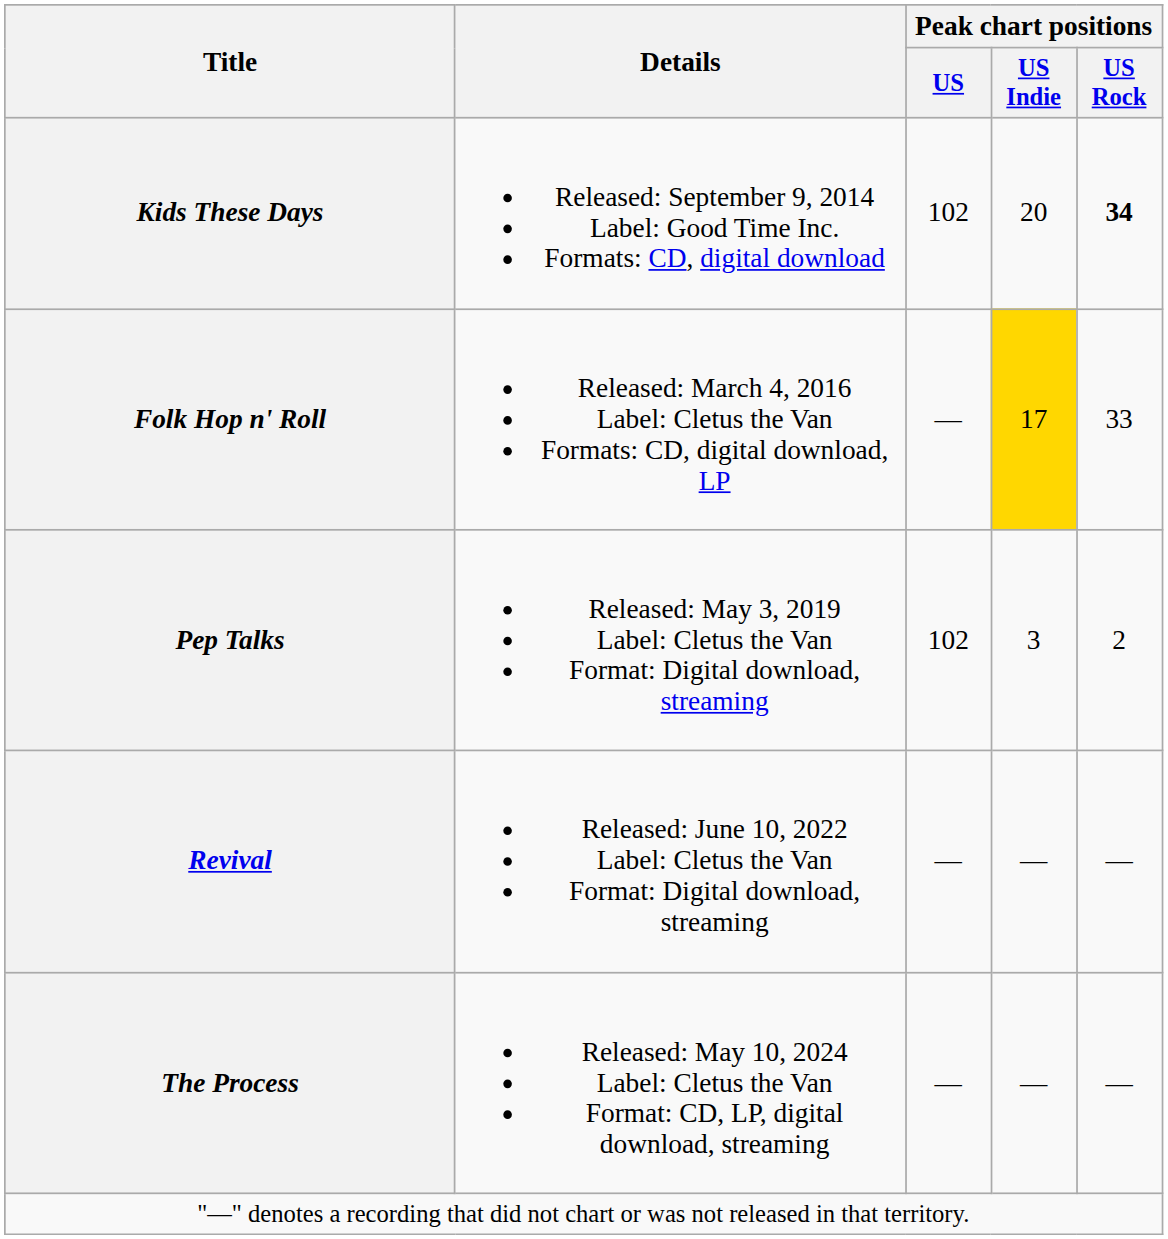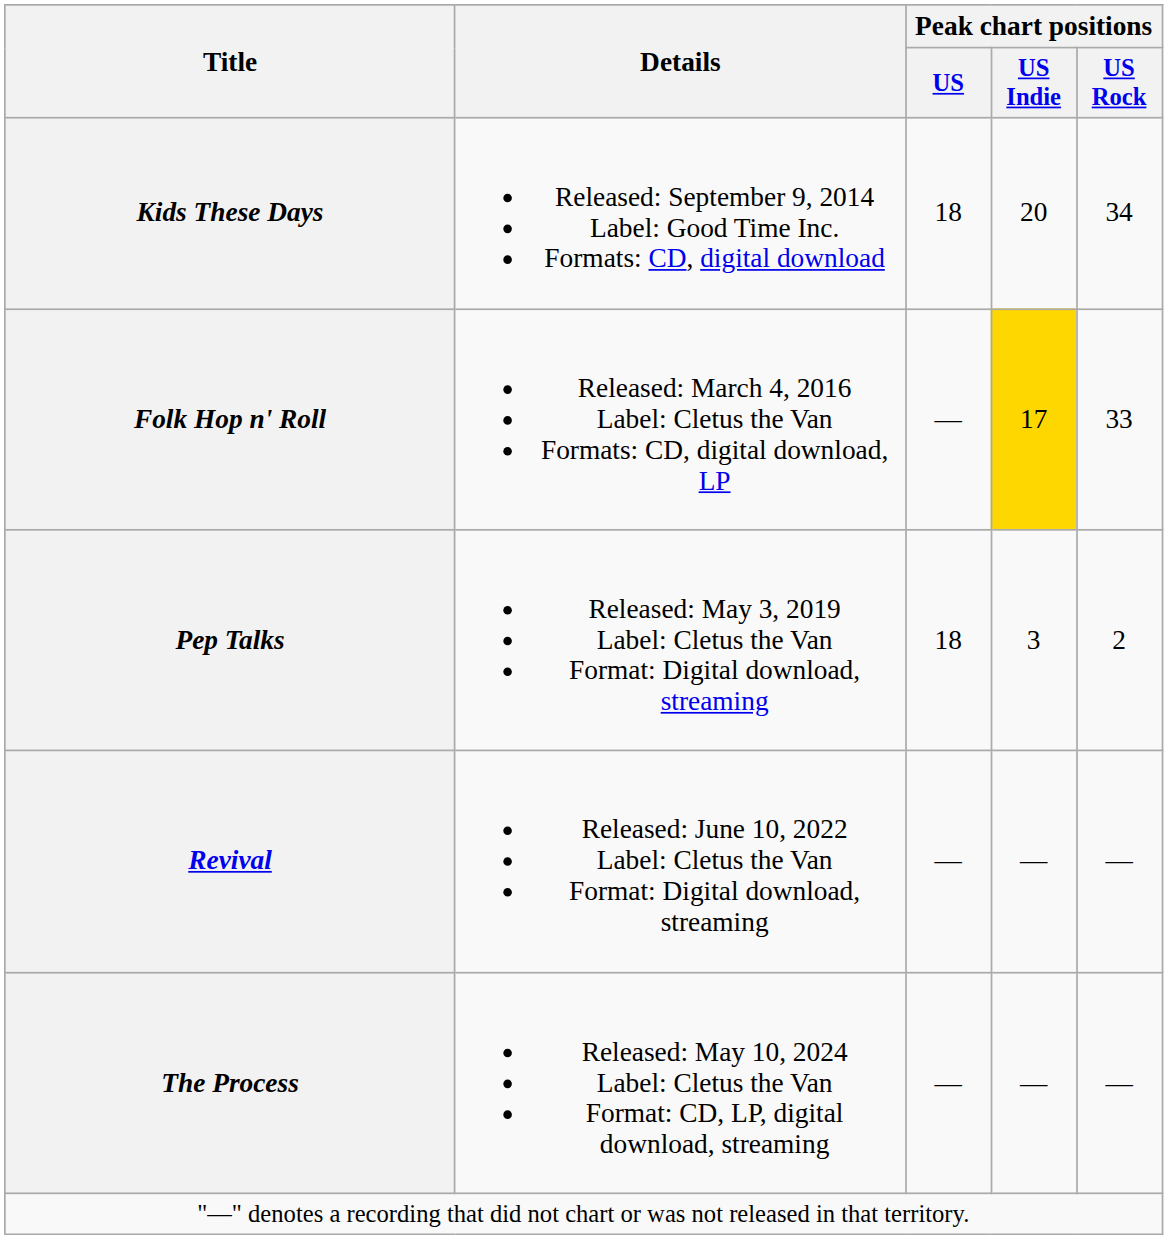(948, 212) 102 -> (948, 212) 18
(1119, 212) bold -> (1119, 212) normal
(948, 639) 102 -> (948, 639) 18
